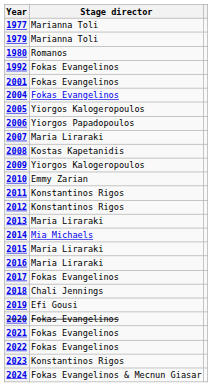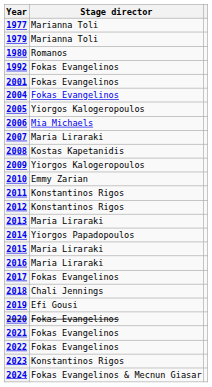(83, 123) Yiorgos Papadopoulos -> (62, 123) Mia Michaels
(62, 235) Mia Michaels -> (83, 235) Yiorgos Papadopoulos
